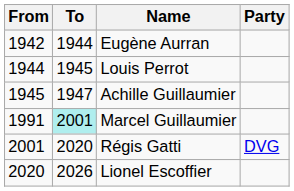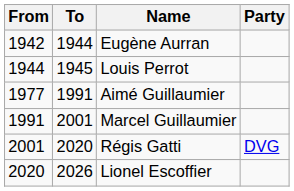- row: (168, 95)
+ row: (163, 95)
(75, 120) paleturquoise background -> (75, 120) no background
